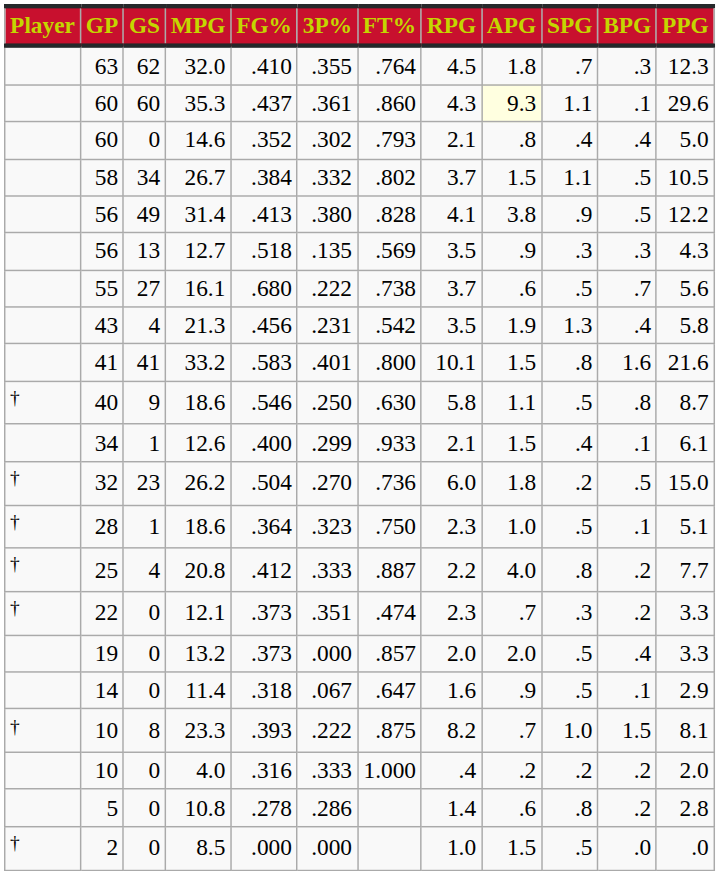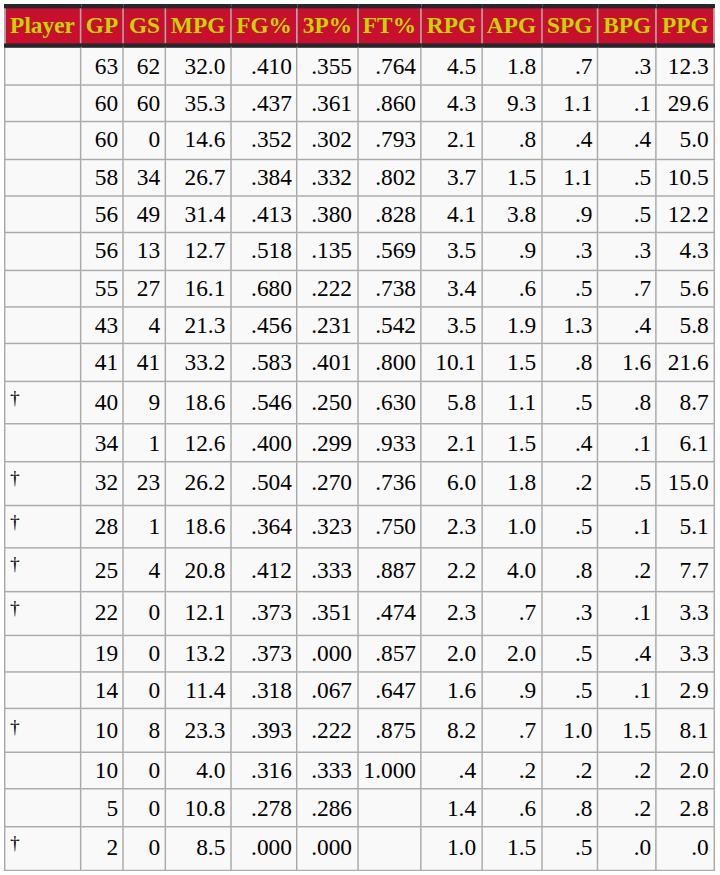(522, 102) lightyellow background -> (522, 102) no background
(462, 288) 3.7 -> (462, 288) 3.4
(642, 613) .2 -> (642, 613) .1
